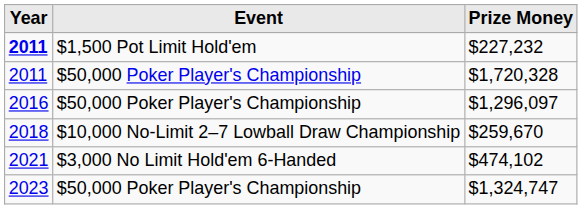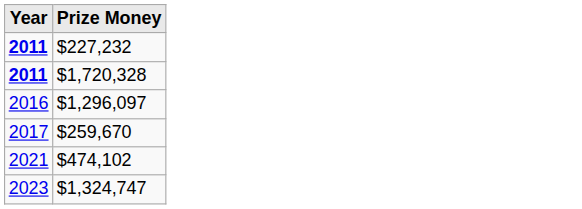- column: (259, 18)
(28, 75) normal -> (28, 75) bold
(29, 132) 2018 -> (29, 132) 2017
